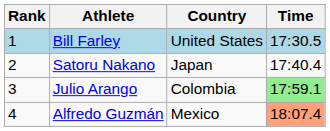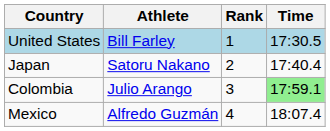columns swapped: (27, 16) <-> (217, 16)
(296, 114) lightsalmon background -> (296, 114) no background
